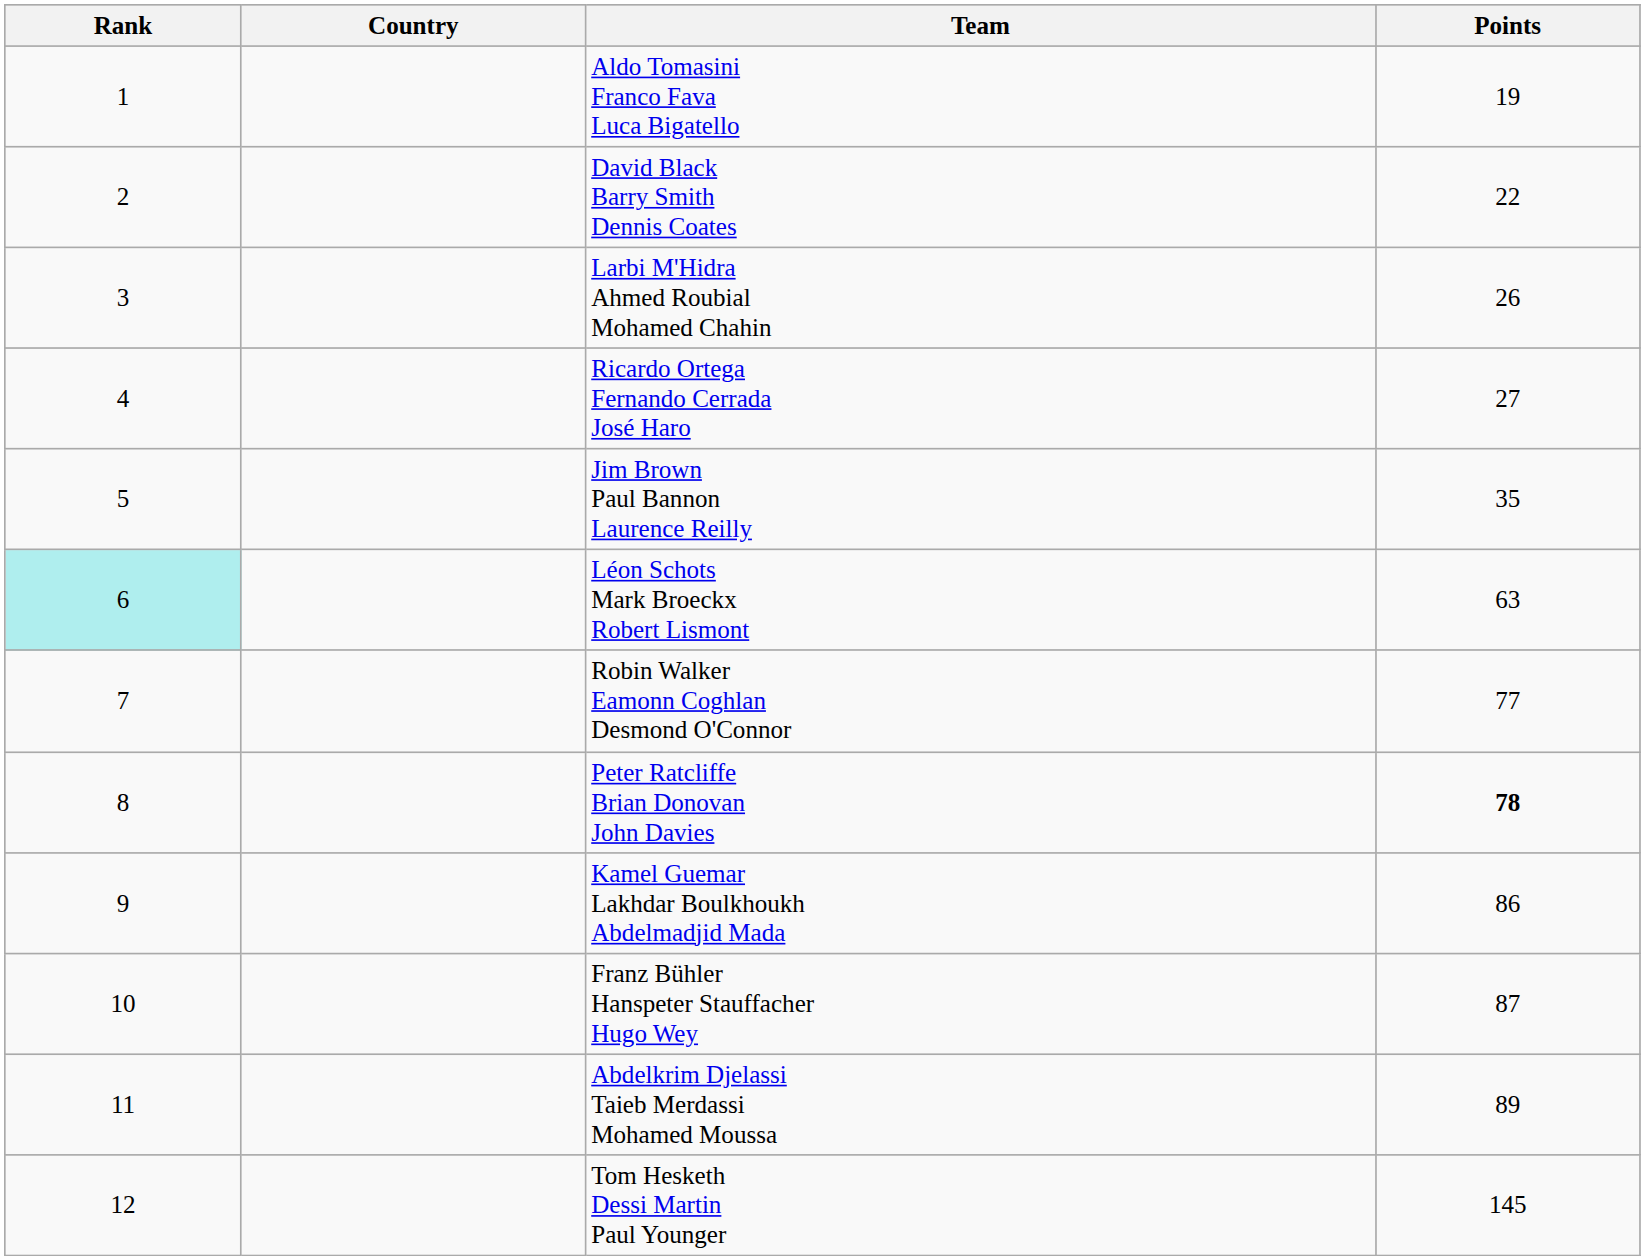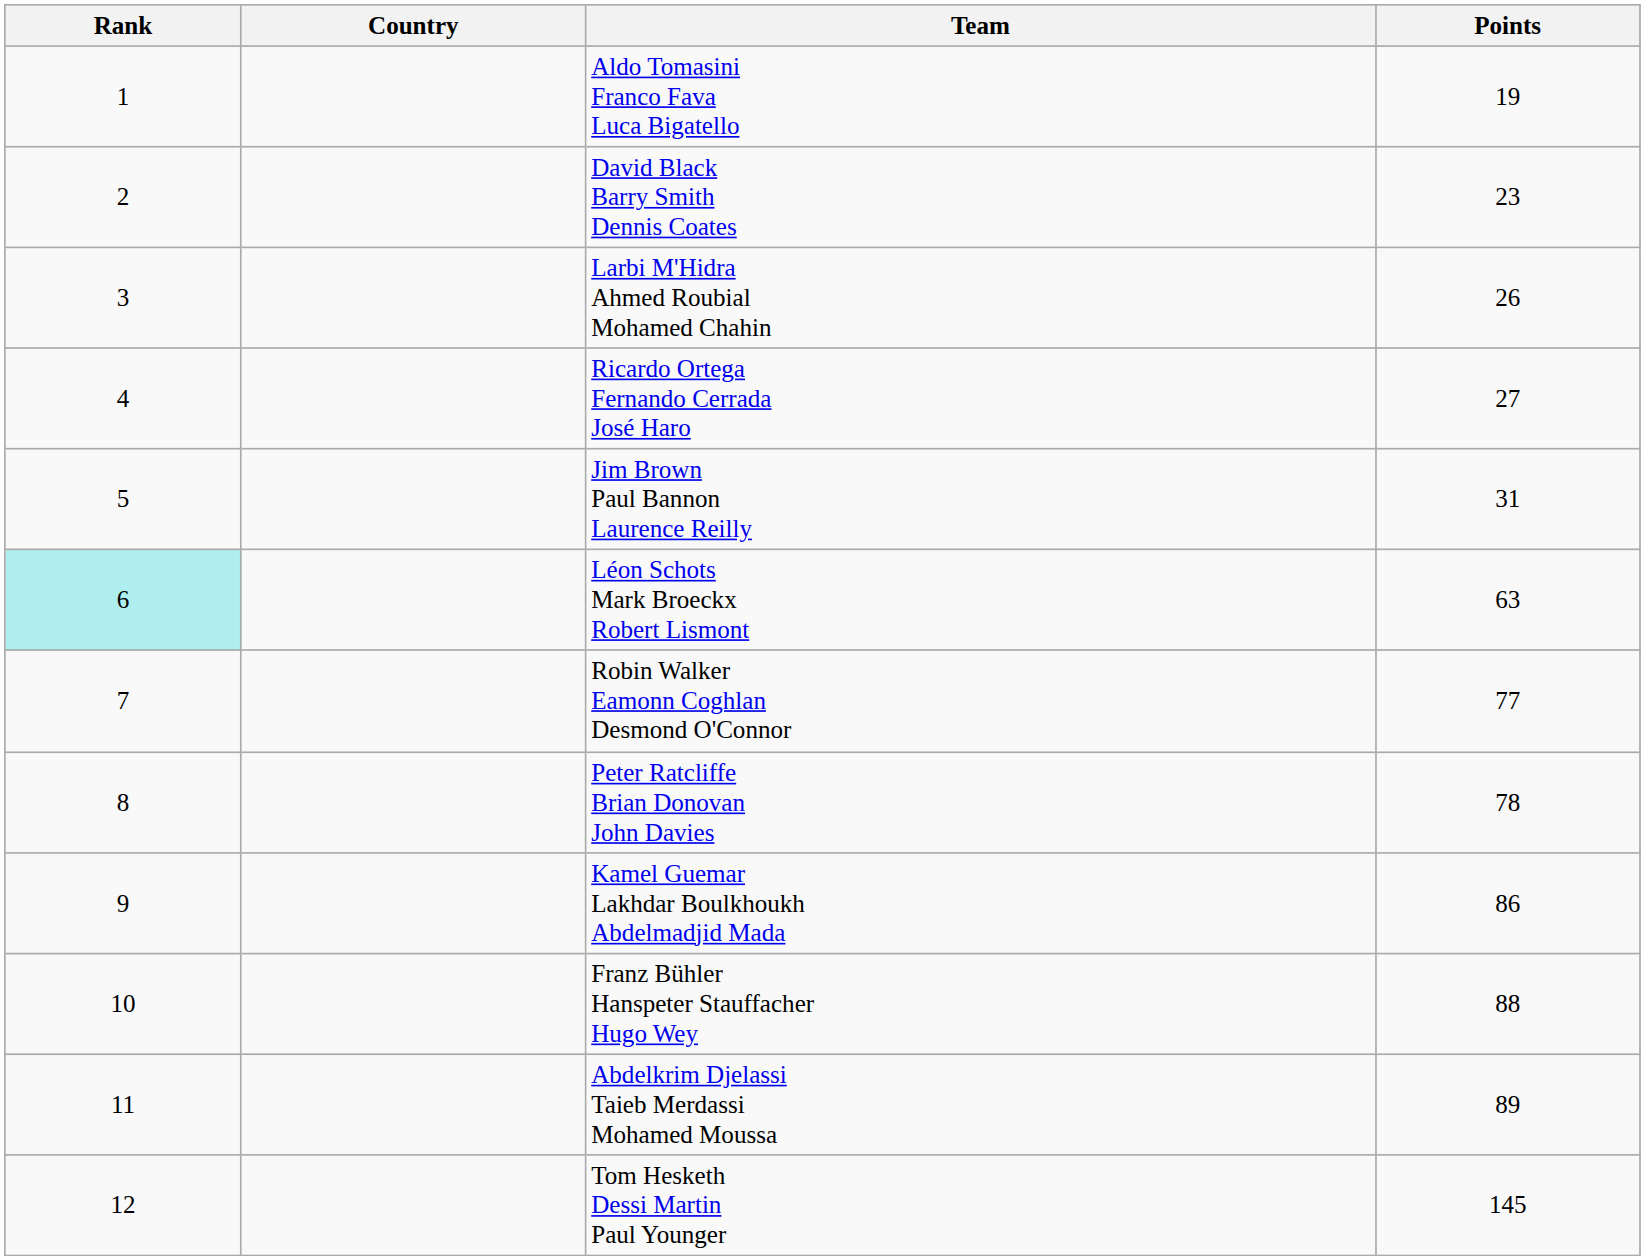(1508, 197) 22 -> (1508, 197) 23
(1508, 499) 35 -> (1508, 499) 31
(1508, 801) bold -> (1508, 801) normal
(1508, 1003) 87 -> (1508, 1003) 88
